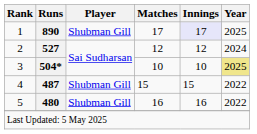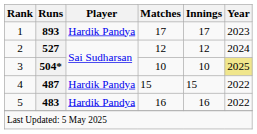(51, 31) 890 -> (51, 31) 893
(100, 31) Shubman Gill -> (102, 31) Hardik Pandya
(201, 31) lavender background -> (204, 31) no background
(235, 31) 2025 -> (238, 31) 2023
(100, 84) Shubman Gill -> (102, 84) Hardik Pandya
(51, 102) 480 -> (51, 102) 483
(100, 102) Shubman Gill -> (102, 102) Hardik Pandya
